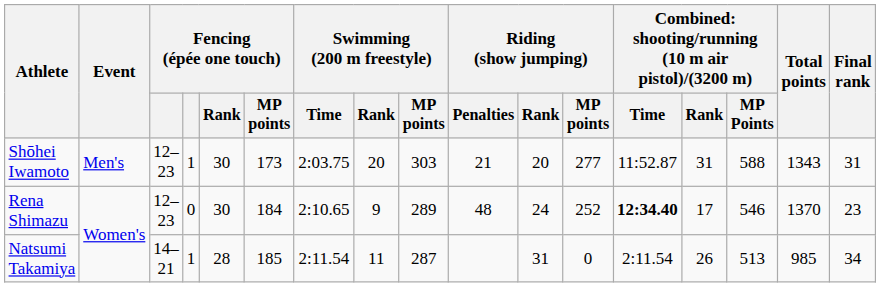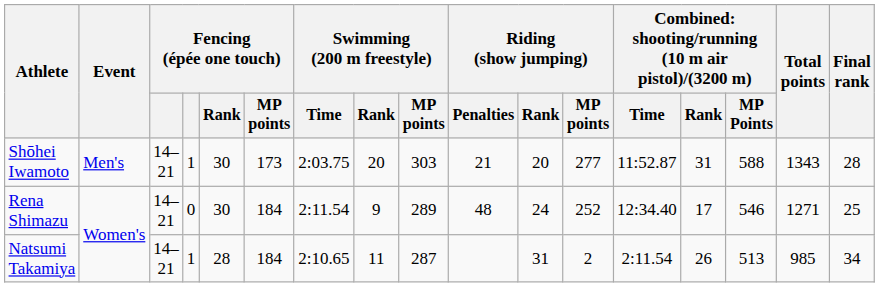(166, 162) 12–23 -> (166, 162) 14–21
(853, 162) 31 -> (852, 162) 28
(166, 210) 12–23 -> (166, 210) 14–21
(324, 210) 2:10.65 -> (324, 210) 2:11.54
(647, 210) bold -> (647, 210) normal
(804, 210) 1370 -> (803, 210) 1271
(853, 210) 23 -> (852, 210) 25
(269, 258) 185 -> (269, 258) 184
(324, 258) 2:11.54 -> (324, 258) 2:10.65
(588, 258) 0 -> (588, 258) 2
